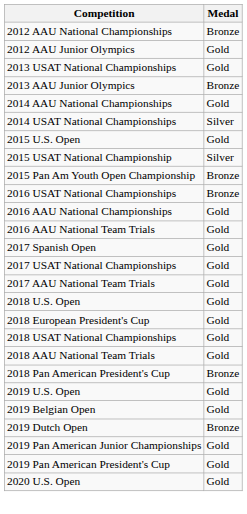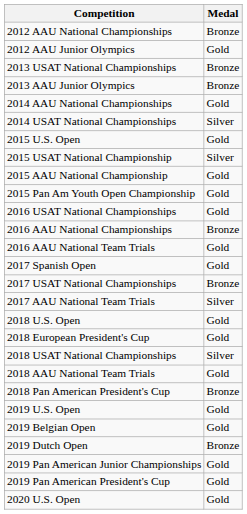(218, 67) Gold -> (223, 67) Bronze
+ row: (87, 175)
(223, 175) Bronze -> (218, 193) Gold
(223, 193) Bronze -> (218, 211) Gold
(218, 211) Gold -> (223, 229) Bronze
(218, 265) Gold -> (223, 283) Bronze
(218, 283) Gold -> (220, 301) Silver
(218, 337) Gold -> (220, 355) Silver
